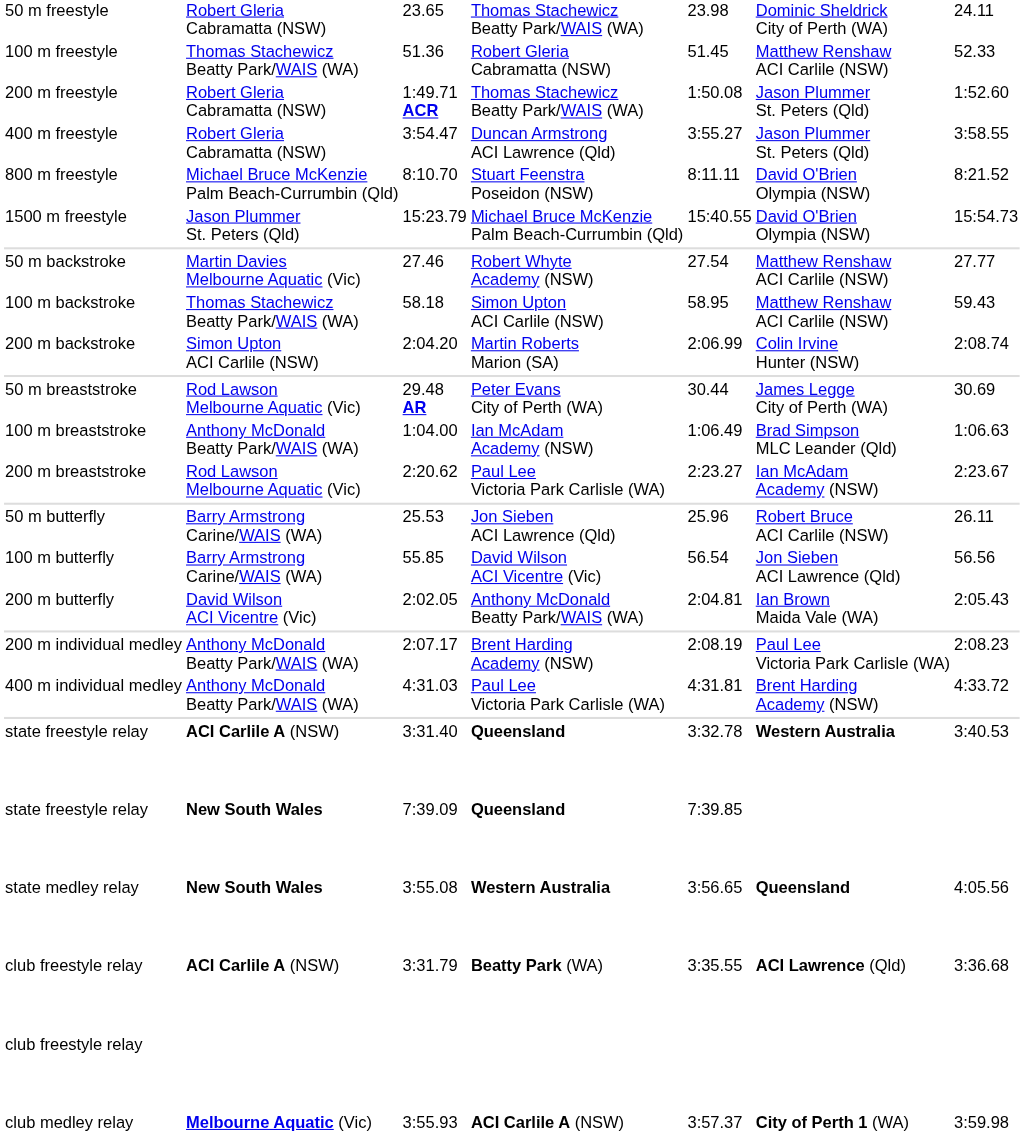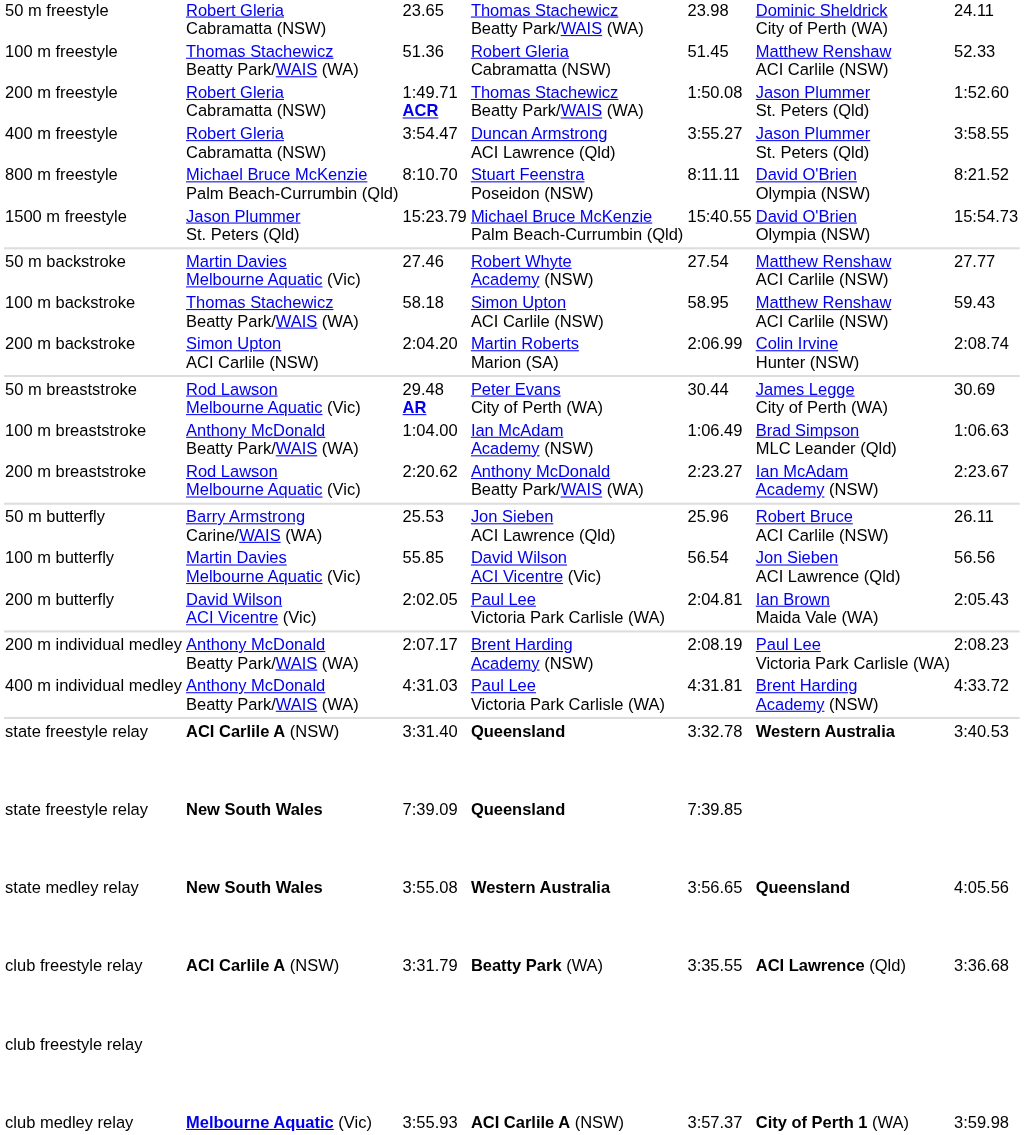(568, 481) Paul Lee Victoria Park Carlisle (WA) -> (557, 481) Anthony McDonald Beatty Park/WAIS (WA)
(254, 567) Barry Armstrong Carine/WAIS (WA) -> (273, 567) Martin Davies Melbourne Aquatic (Vic)
(557, 608) Anthony McDonald Beatty Park/WAIS (WA) -> (568, 608) Paul Lee Victoria Park Carlisle (WA)
